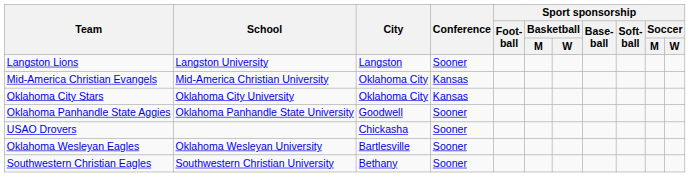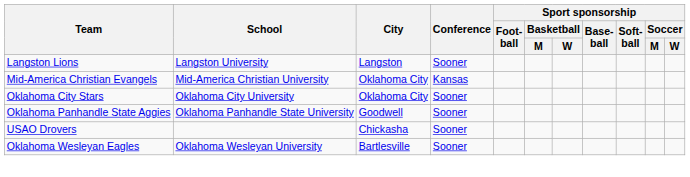(450, 96) Kansas -> (450, 96) Sooner
- row: (79, 163)
